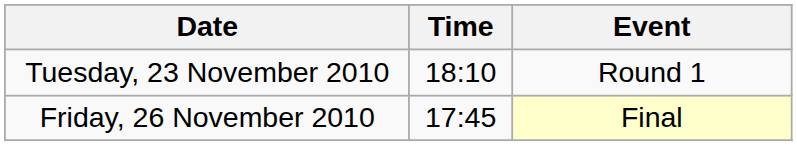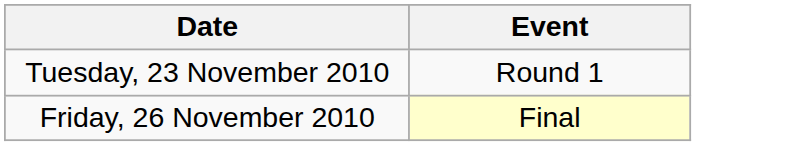- column: (461, 27)
